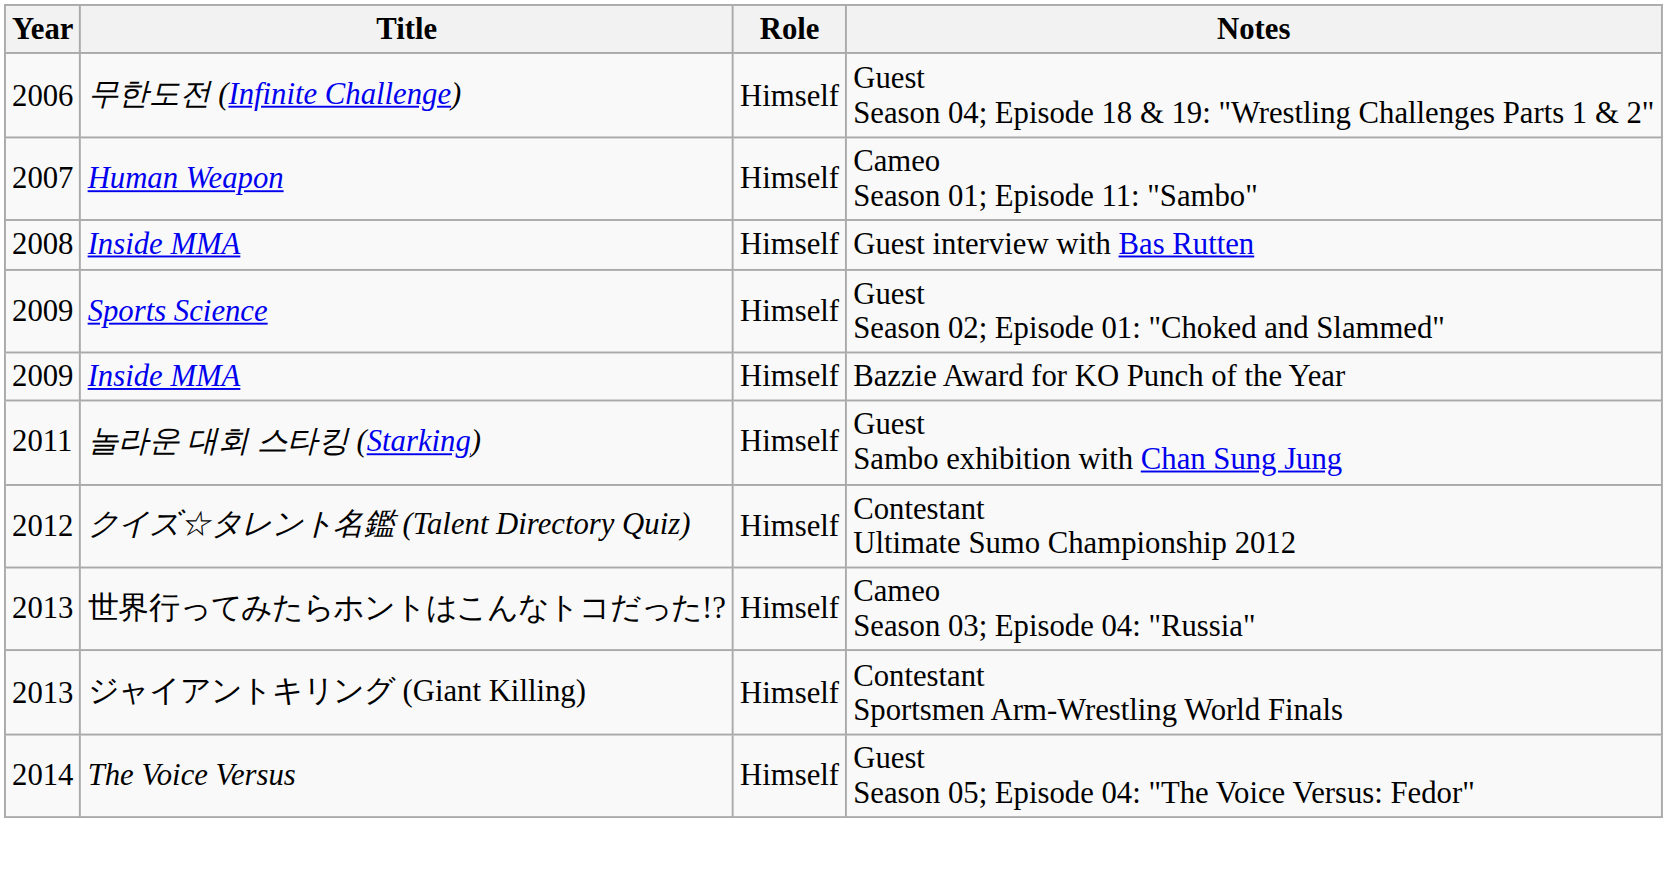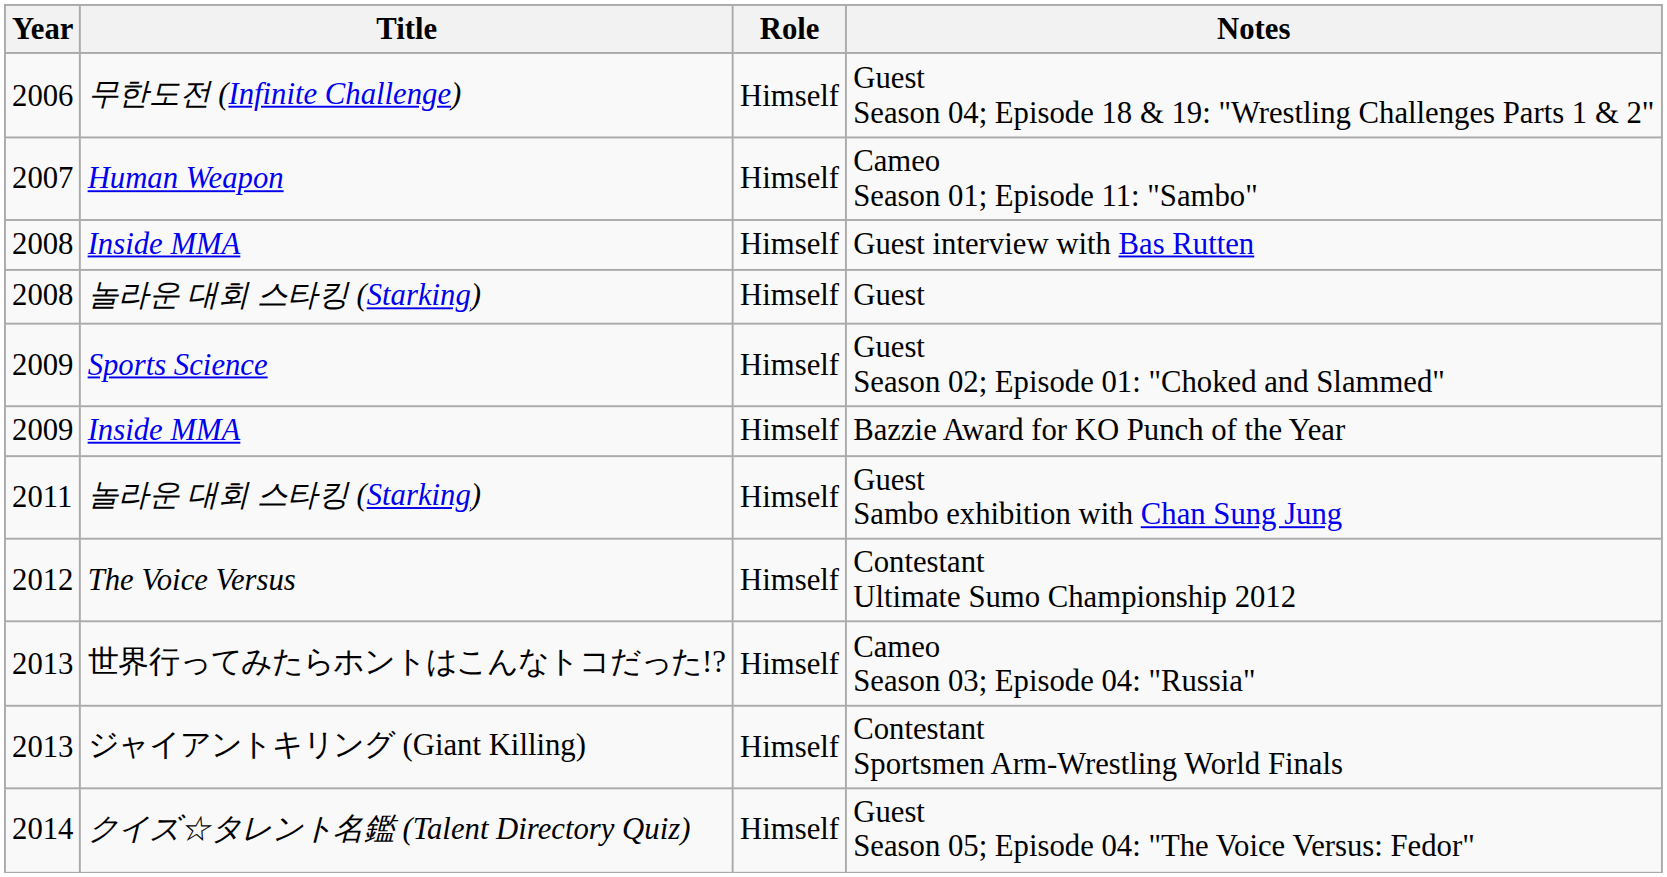+ row: (889, 295)
(389, 524) クイズ☆タレント名鑑 (Talent Directory Quiz) -> (192, 579) The Voice Versus
(192, 775) The Voice Versus -> (389, 828) クイズ☆タレント名鑑 (Talent Directory Quiz)
